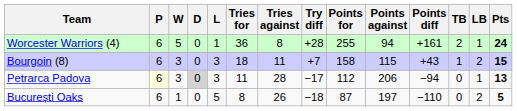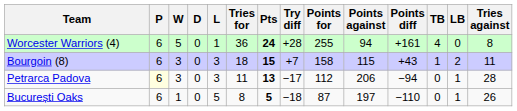columns swapped: (280, 19) <-> (501, 19)
(459, 43) 2 -> (437, 43) 4
(479, 43) 1 -> (458, 43) 0
(197, 79) lightgrey background -> (197, 79) no background
(479, 97) 2 -> (458, 97) 1
